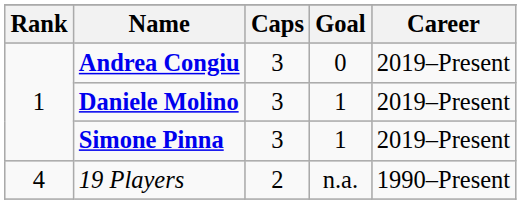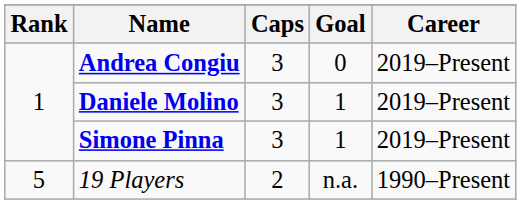(39, 179) 4 -> (39, 179) 5
